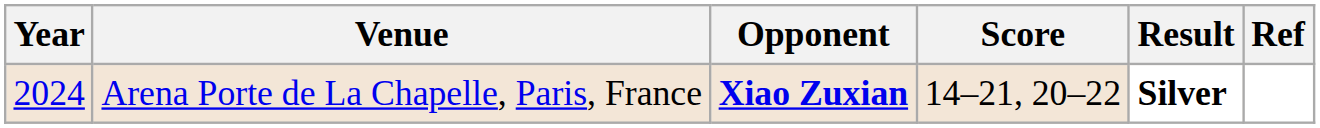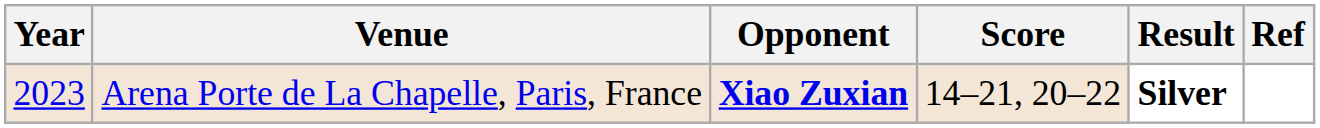(49, 93) 2024 -> (49, 93) 2023
